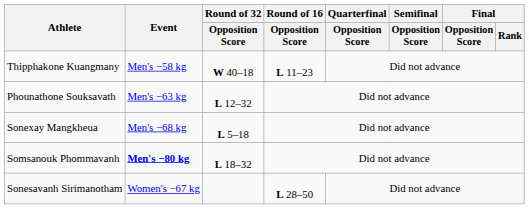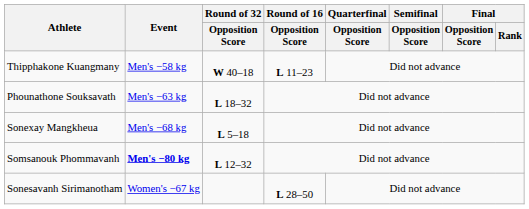(233, 103) L 12–32 -> (233, 103) L 18–32
(233, 164) L 18–32 -> (233, 164) L 12–32
